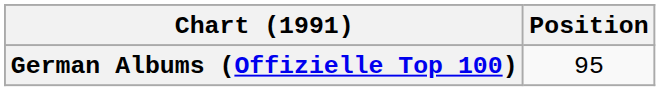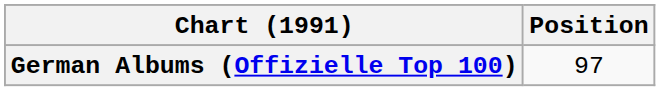(589, 66) 95 -> (589, 66) 97
